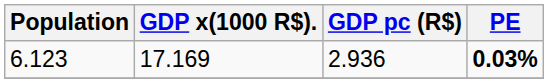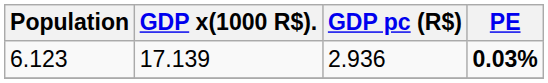(175, 59) 17.169 -> (175, 59) 17.139
